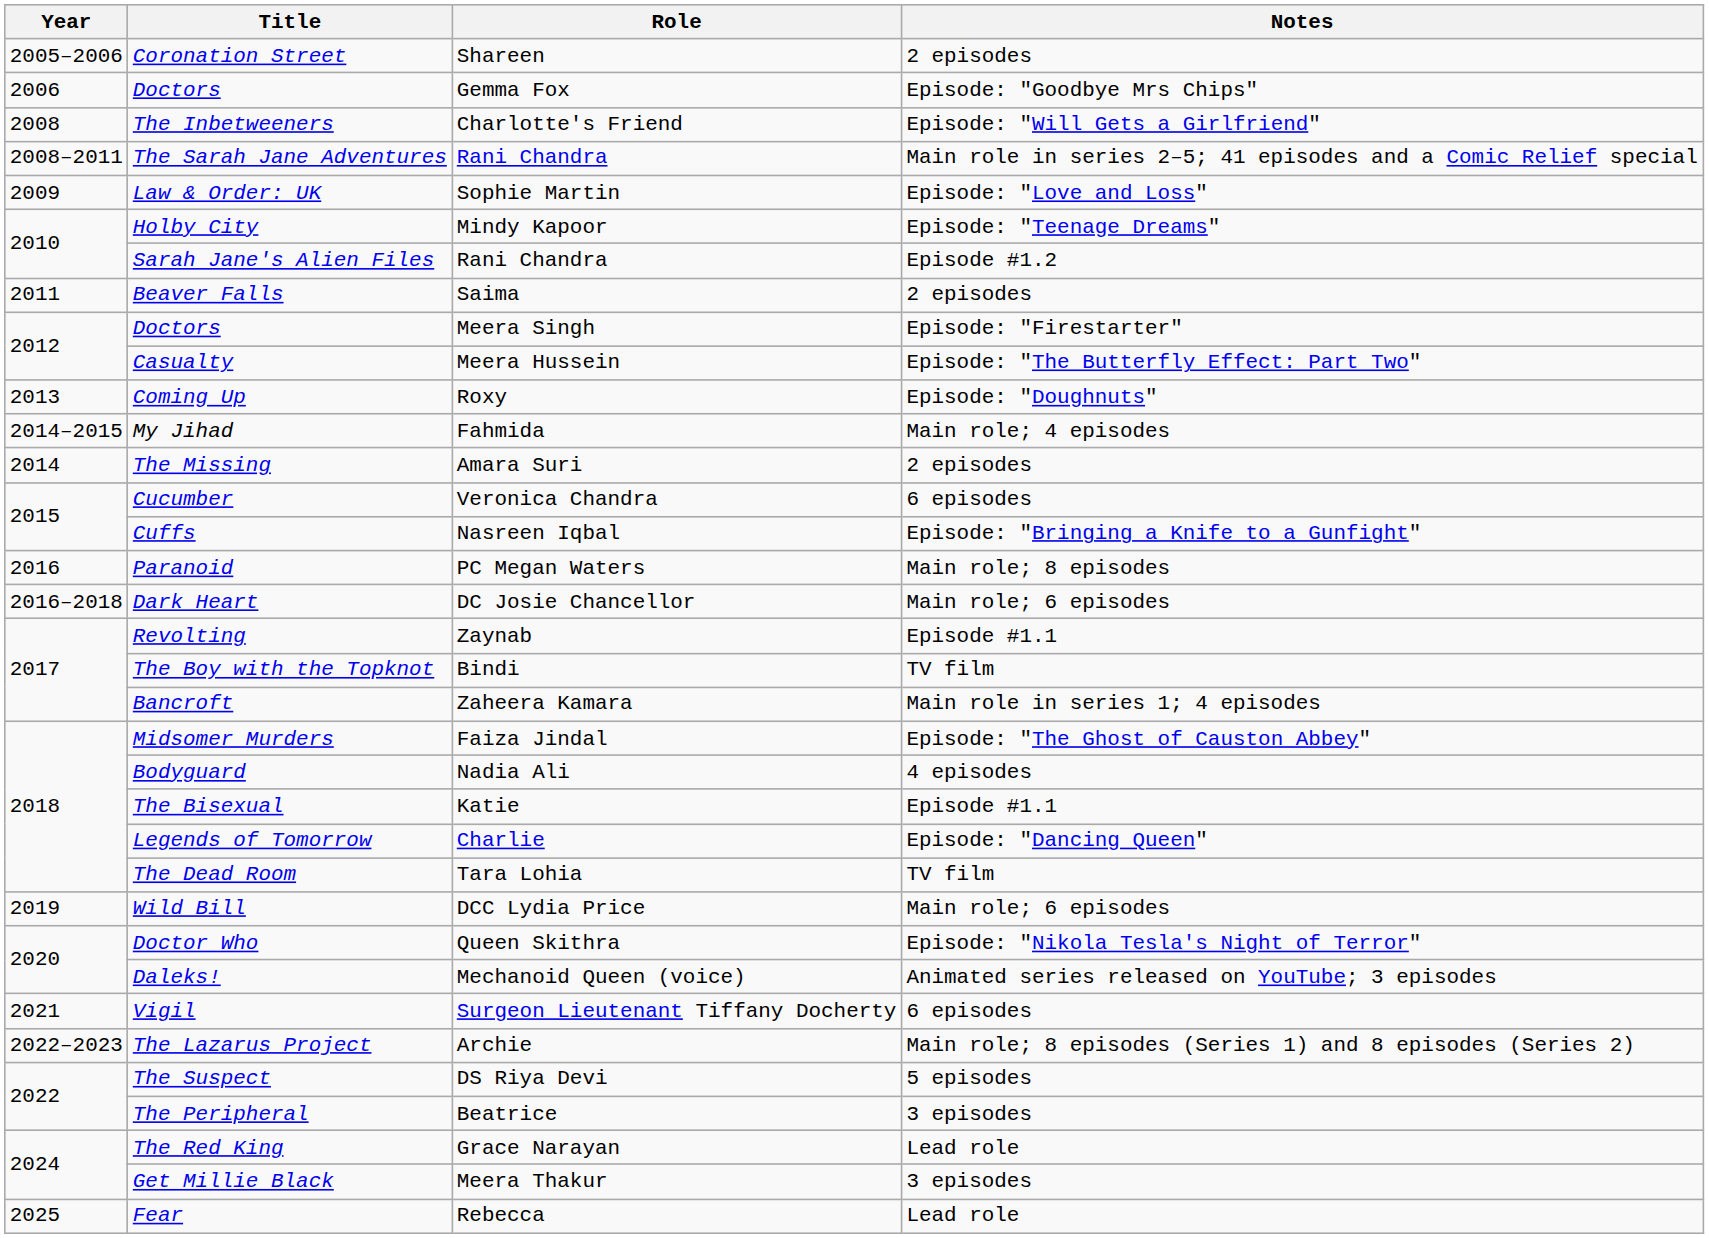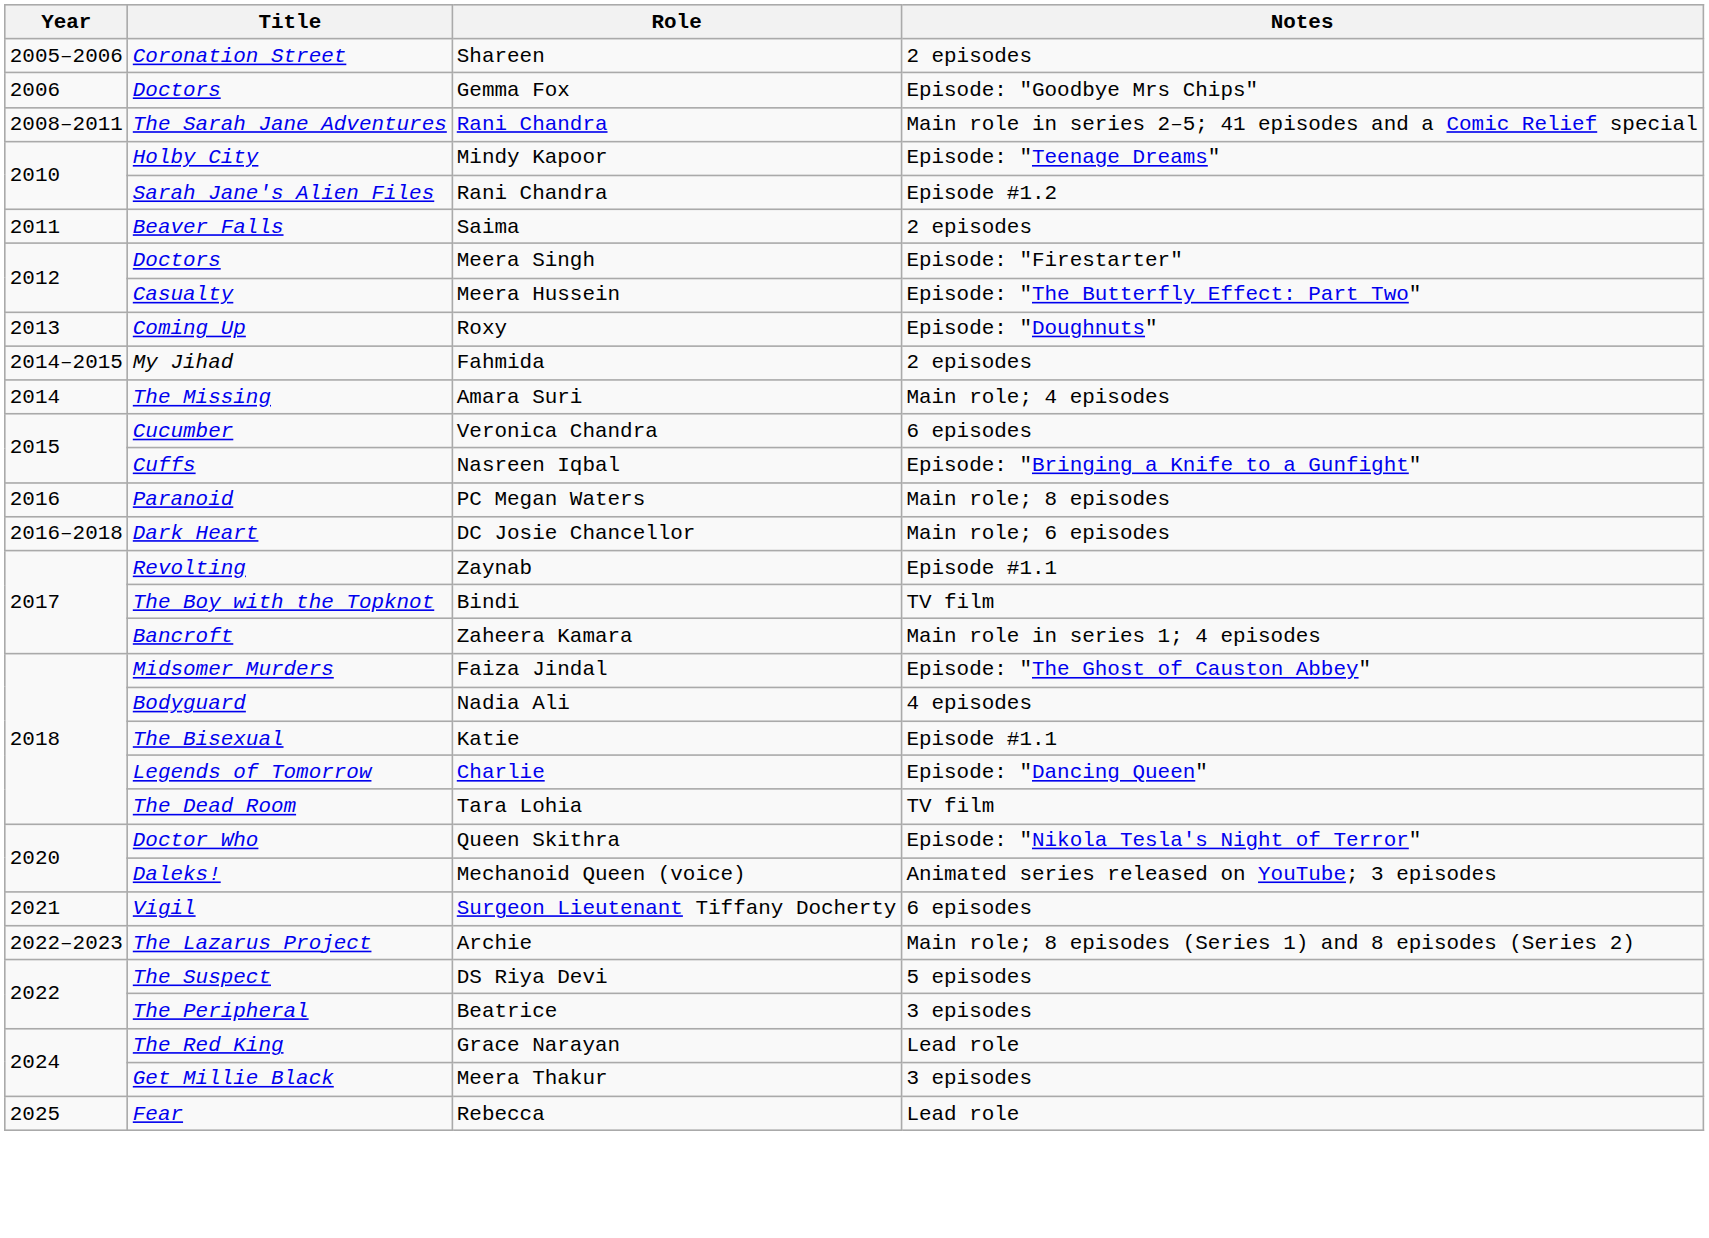- row: (233, 124)
- row: (227, 192)
(1038, 431) Main role; 4 episodes -> (969, 363) 2 episodes
(969, 465) 2 episodes -> (1038, 397) Main role; 4 episodes
- row: (189, 909)
